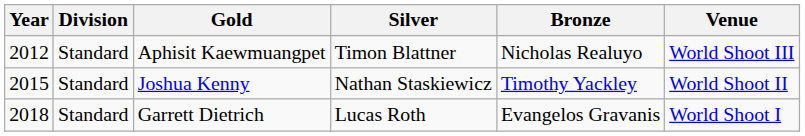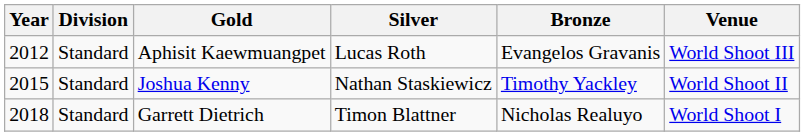(395, 51) Timon Blattner -> (380, 51) Lucas Roth
(572, 51) Nicholas Realuyo -> (581, 51) Evangelos Gravanis
(380, 114) Lucas Roth -> (395, 114) Timon Blattner
(581, 114) Evangelos Gravanis -> (572, 114) Nicholas Realuyo
